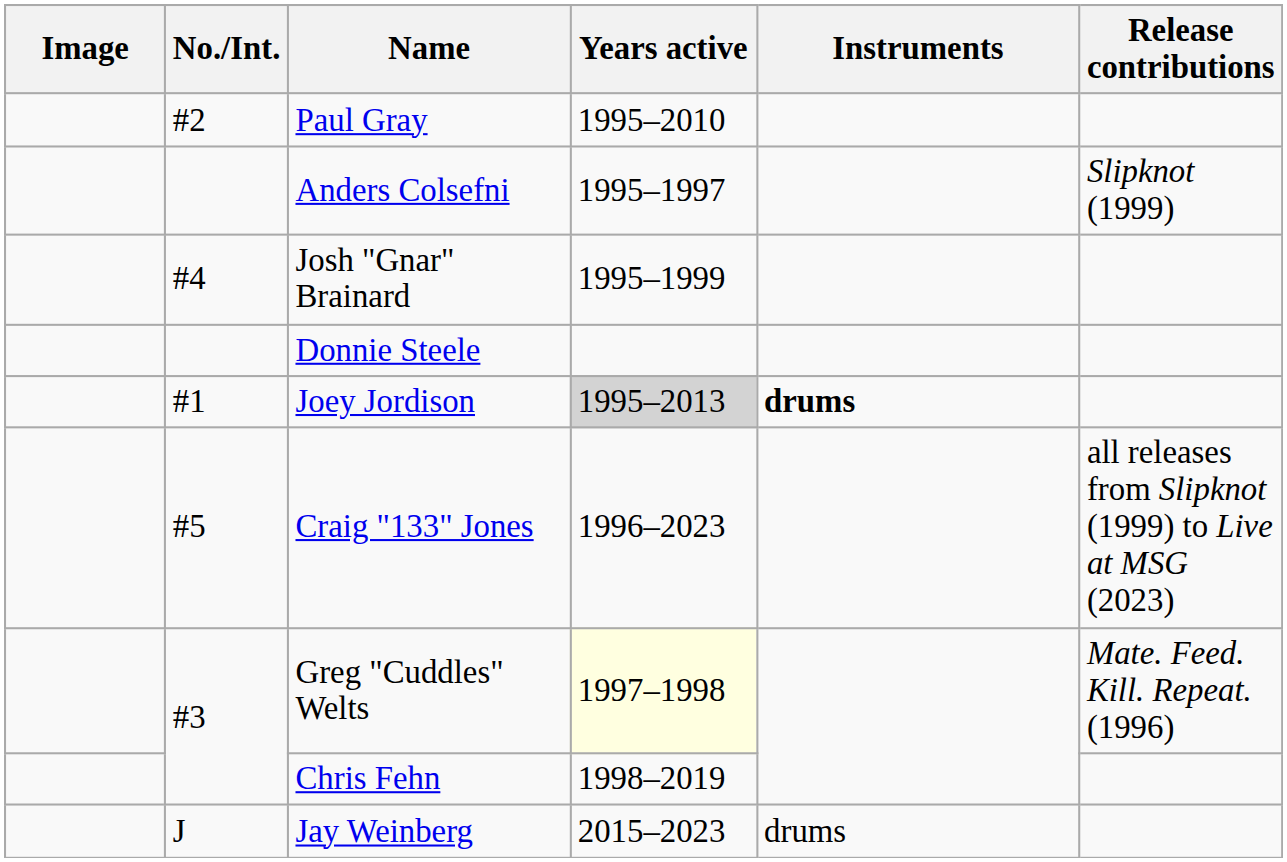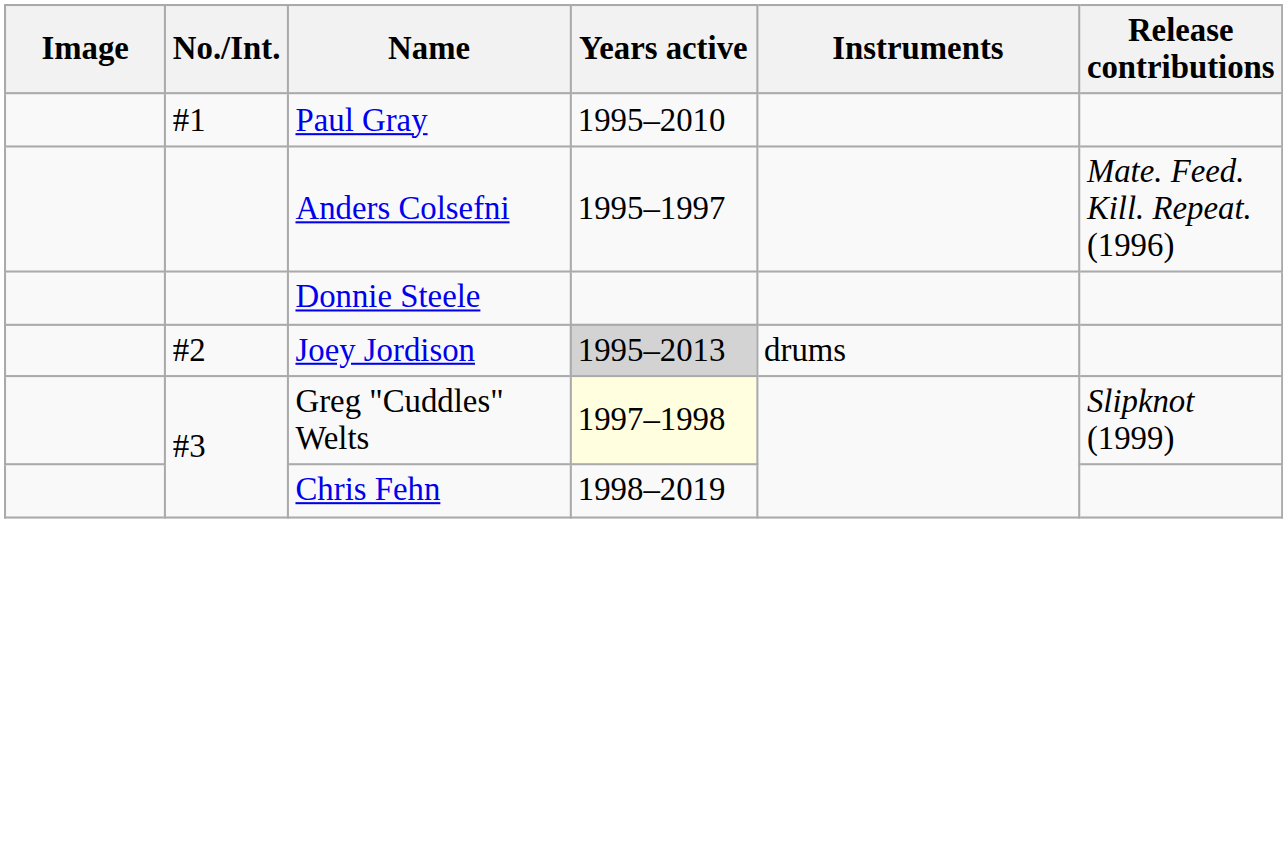(189, 119) #2 -> (189, 119) #1
(1141, 189) Slipknot (1999) -> (1169, 208) Mate. Feed. Kill. Repeat. (1996)
- row: (375, 278)
(189, 401) #1 -> (189, 349) #2
(810, 401) bold -> (805, 349) normal
- row: (415, 527)
(1169, 689) Mate. Feed. Kill. Repeat. (1996) -> (1141, 419) Slipknot (1999)
- row: (384, 830)
